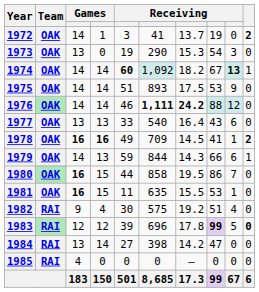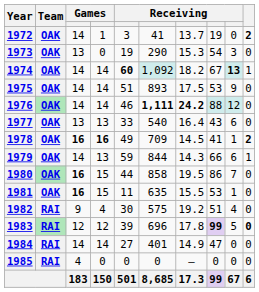(78, 244) 13 -> (78, 244) 14
(157, 244) 398 -> (157, 244) 401
(191, 244) 14.2 -> (191, 244) 14.9
